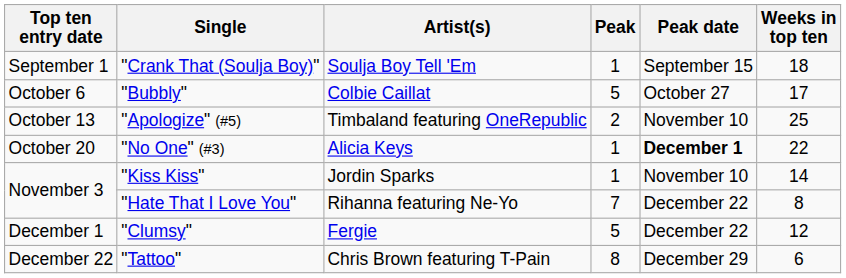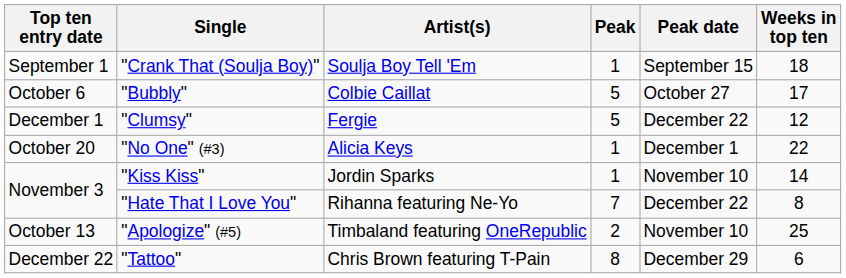rows swapped: (181, 120) <-> (157, 231)
(693, 148) bold -> (691, 148) normal
